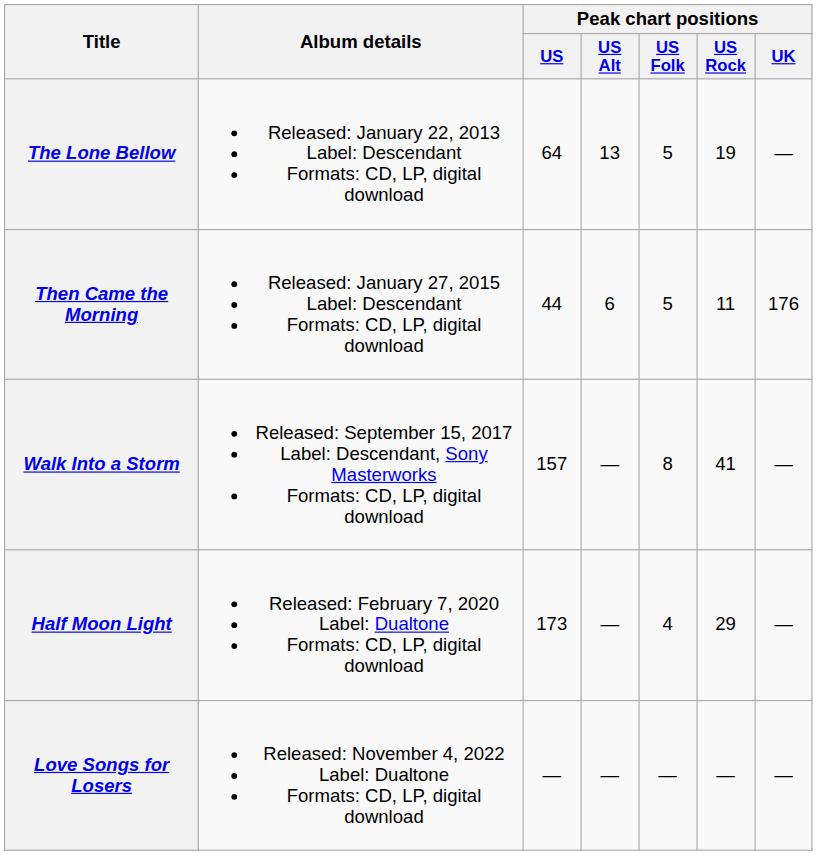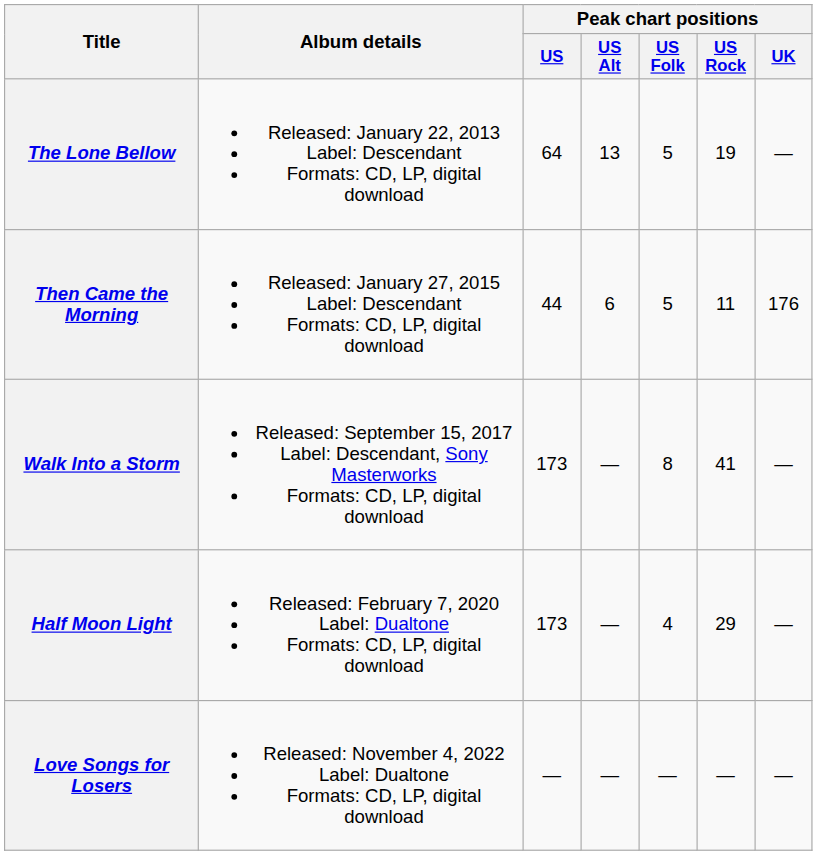(552, 464) 157 -> (552, 464) 173
